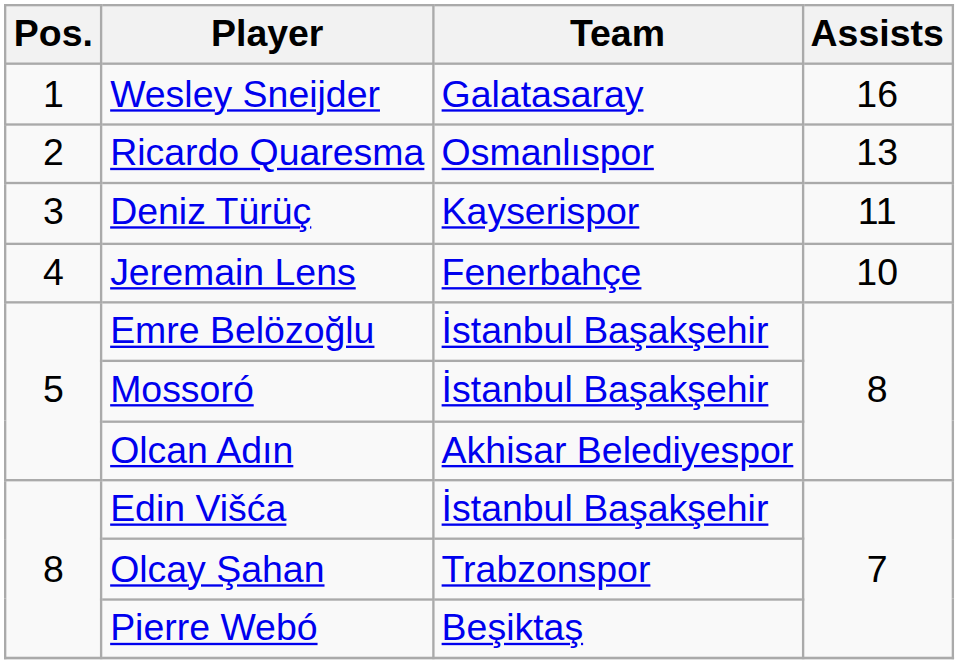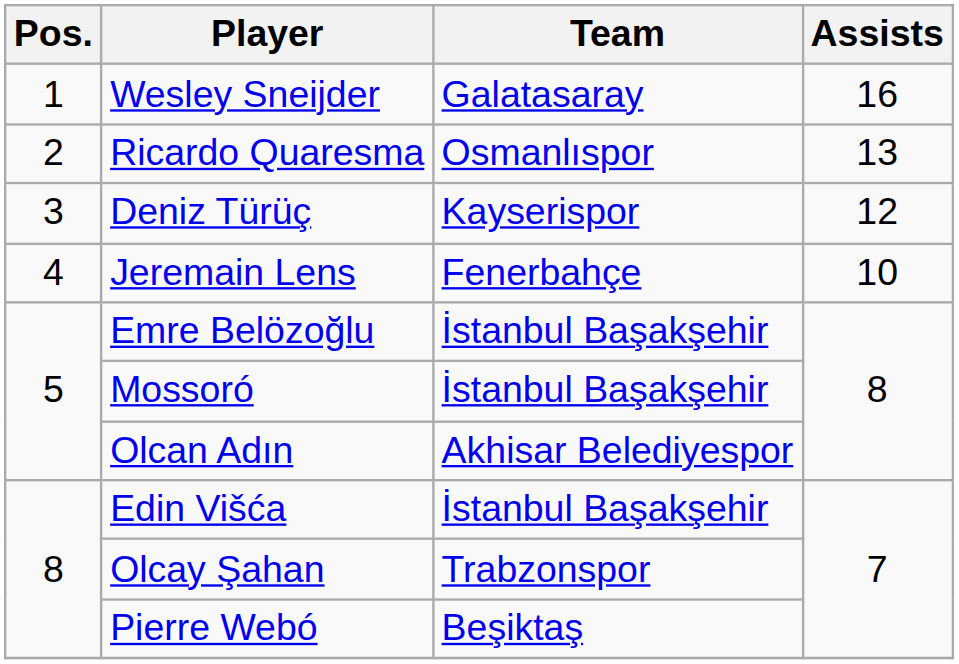(877, 212) 11 -> (877, 212) 12
